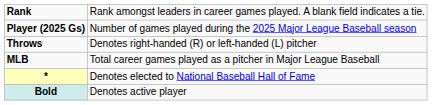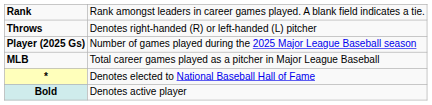rows swapped: (46, 28) <-> (25, 44)
